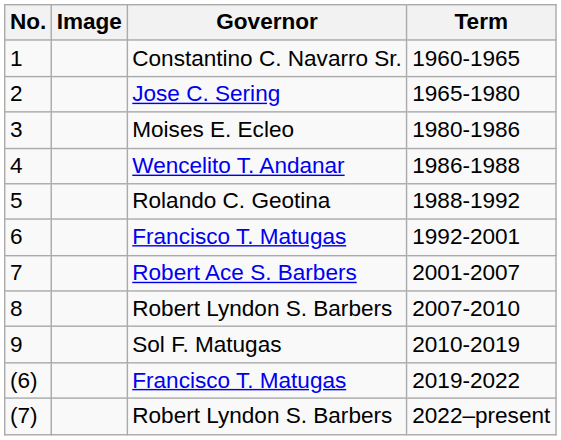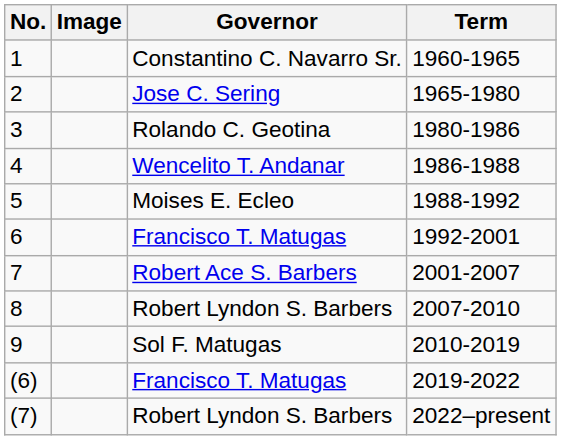(213, 129) Moises E. Ecleo -> (231, 129) Rolando C. Geotina
(231, 201) Rolando C. Geotina -> (213, 201) Moises E. Ecleo
